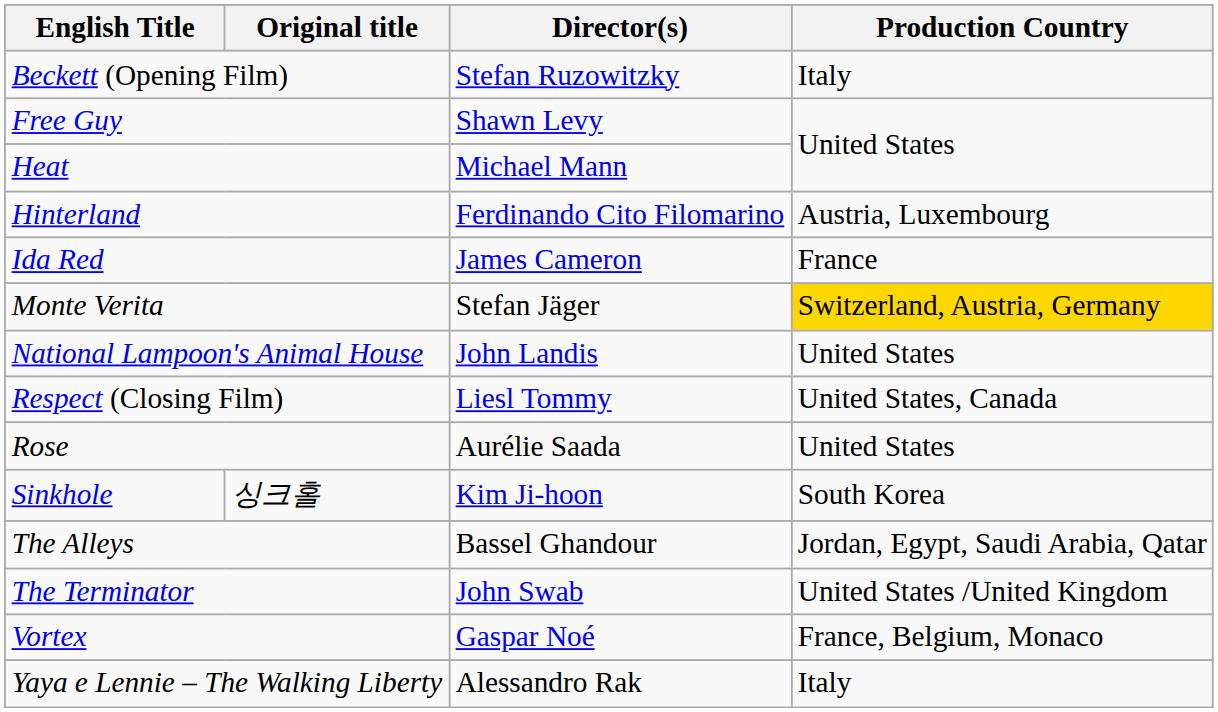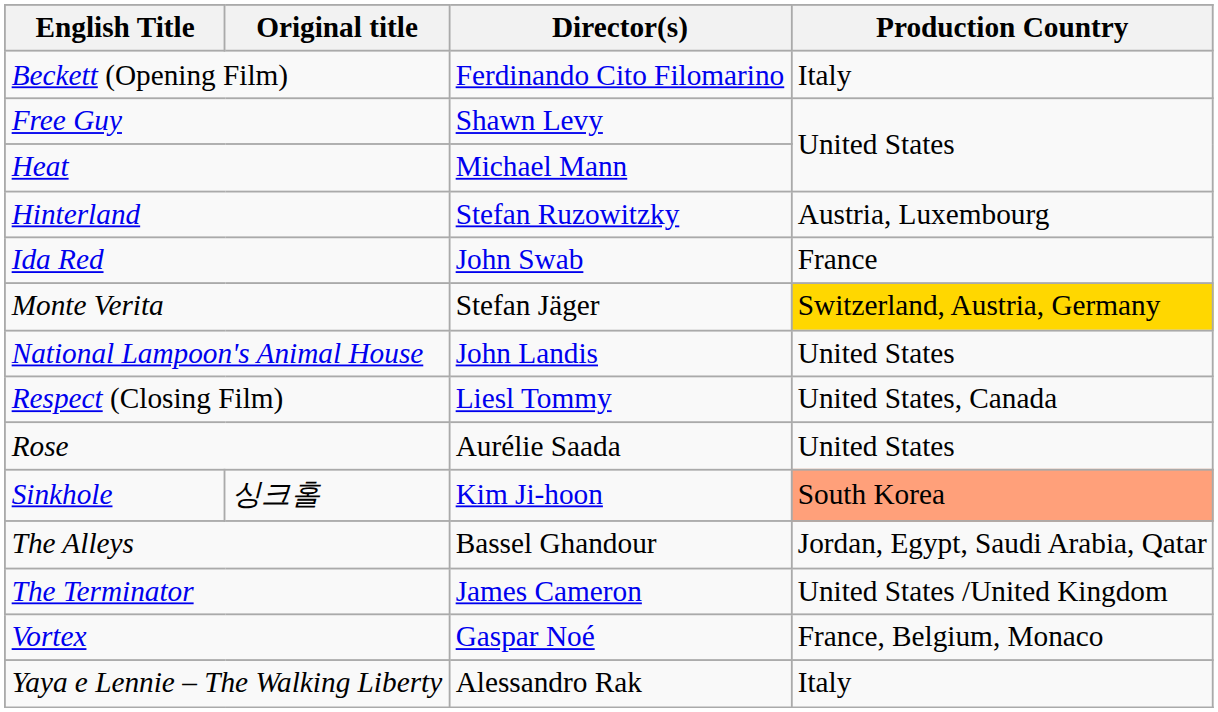(567, 74) Stefan Ruzowitzky -> (620, 74) Ferdinando Cito Filomarino
(620, 213) Ferdinando Cito Filomarino -> (567, 213) Stefan Ruzowitzky
(549, 259) James Cameron -> (520, 259) John Swab
(871, 494) no background -> (871, 494) lightsalmon background
(520, 590) John Swab -> (549, 590) James Cameron
